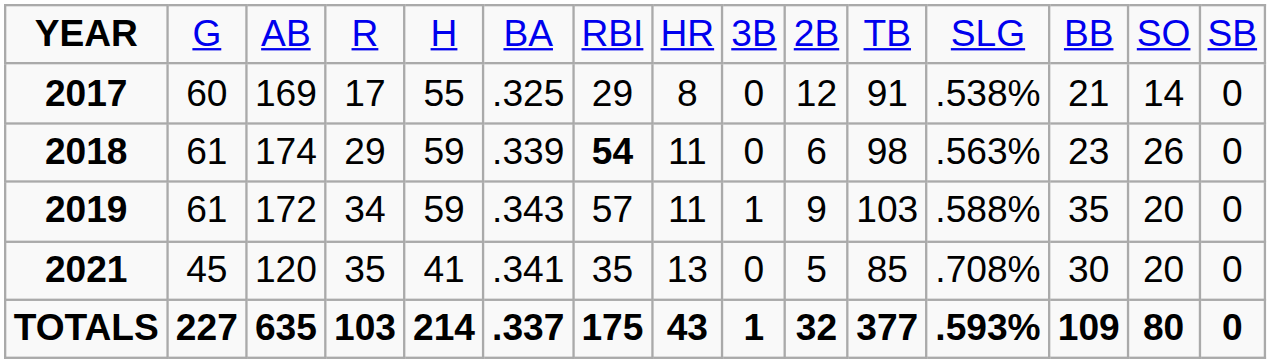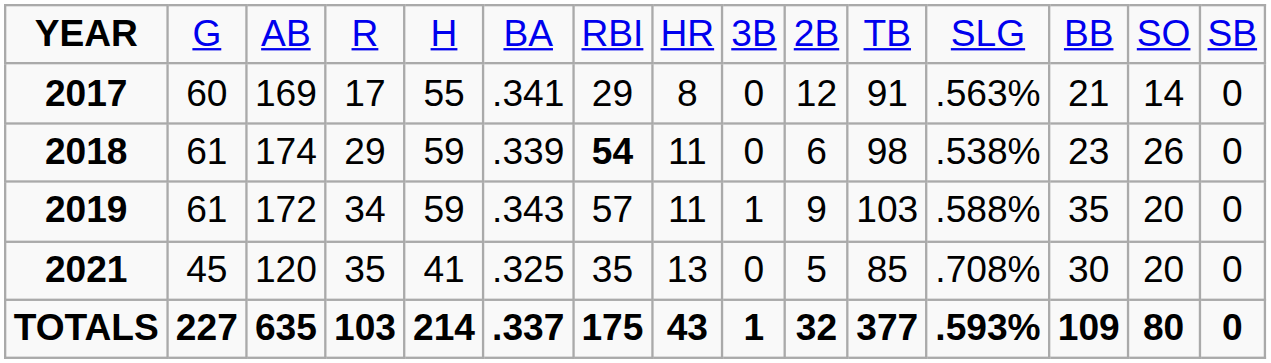(528, 92) .325 -> (528, 92) .341
(988, 92) .538% -> (988, 92) .563%
(988, 151) .563% -> (988, 151) .538%
(528, 269) .341 -> (528, 269) .325
